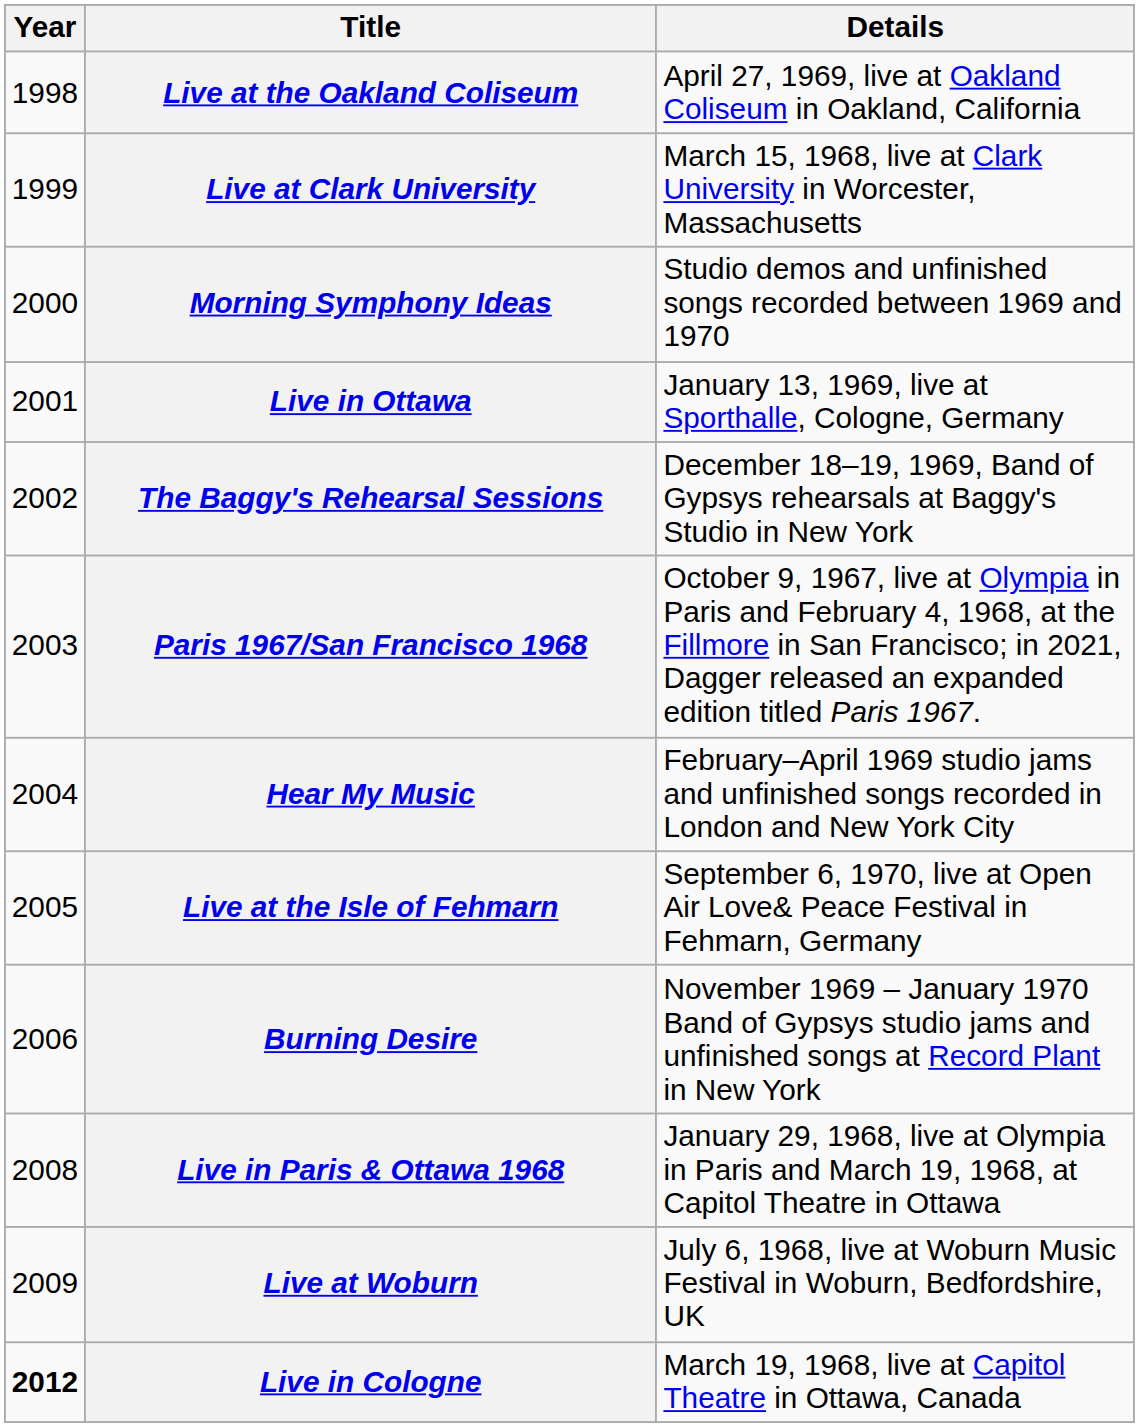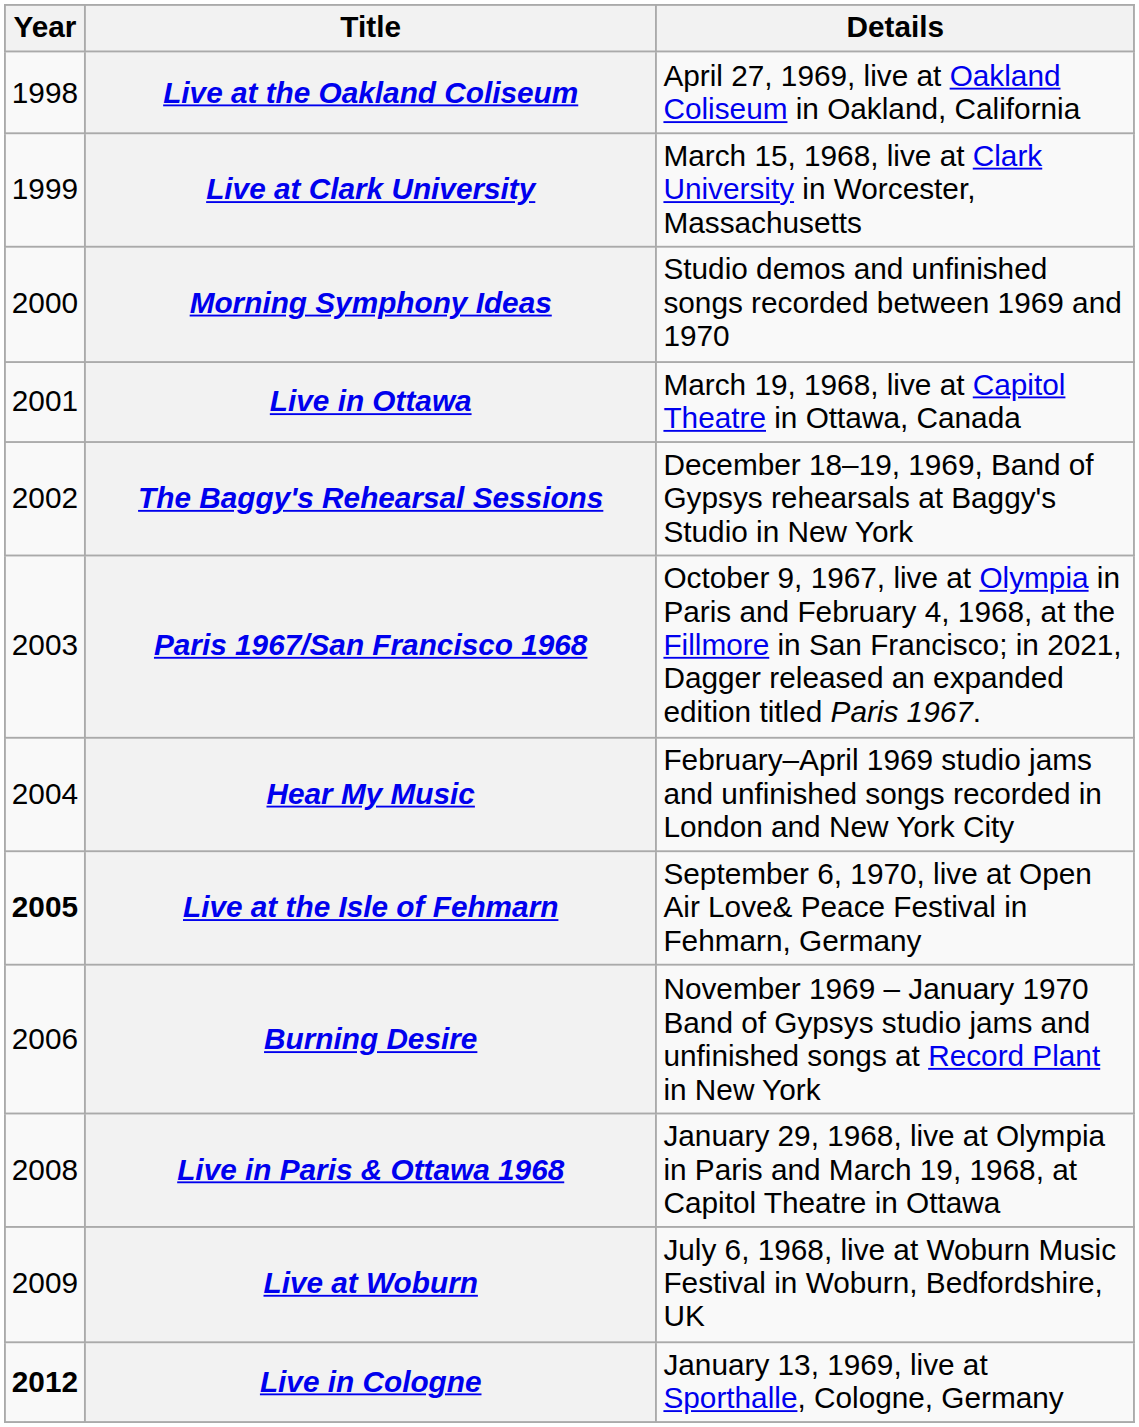(864, 401) January 13, 1969, live at Sporthalle, Cologne, Germany -> (864, 401) March 19, 1968, live at Capitol Theatre in Ottawa, Canada
(45, 907) normal -> (45, 907) bold
(864, 1381) March 19, 1968, live at Capitol Theatre in Ottawa, Canada -> (864, 1381) January 13, 1969, live at Sporthalle, Cologne, Germany
